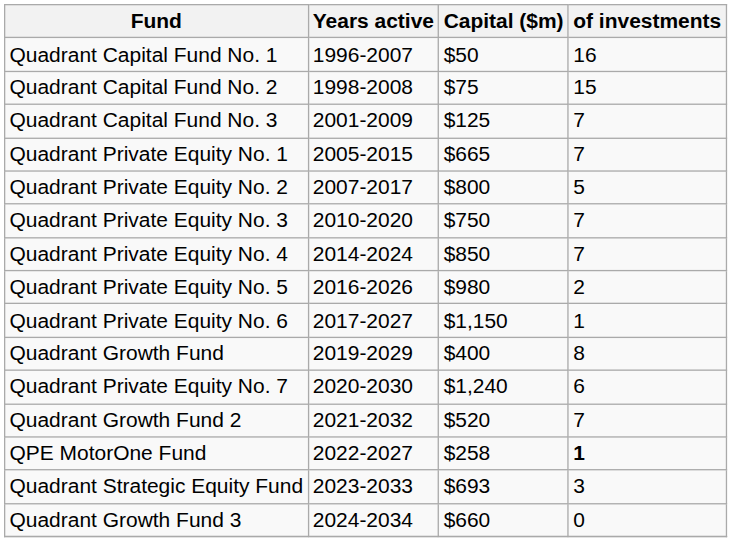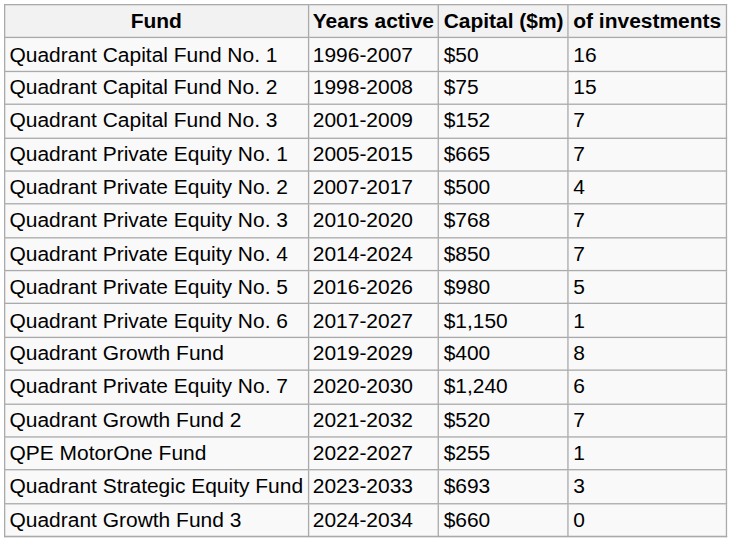(467, 120) $125 -> (467, 120) $152
(467, 187) $800 -> (467, 187) $500
(579, 187) 5 -> (579, 187) 4
(467, 220) $750 -> (467, 220) $768
(579, 287) 2 -> (579, 287) 5
(467, 453) $258 -> (467, 453) $255
(579, 453) bold -> (579, 453) normal
